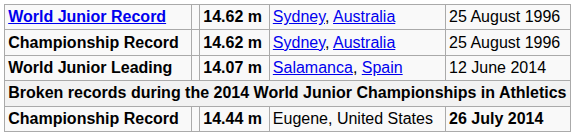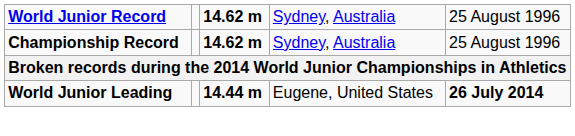- row: (233, 67)
(94, 118) Championship Record -> (90, 93) World Junior Leading
